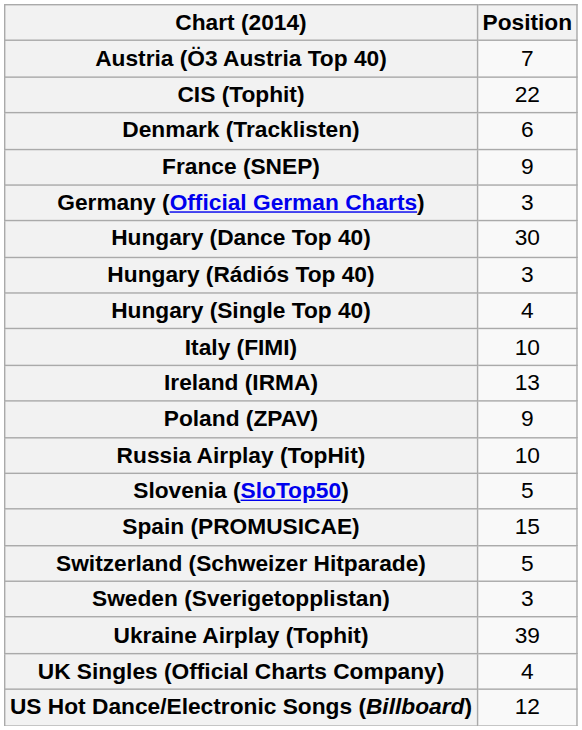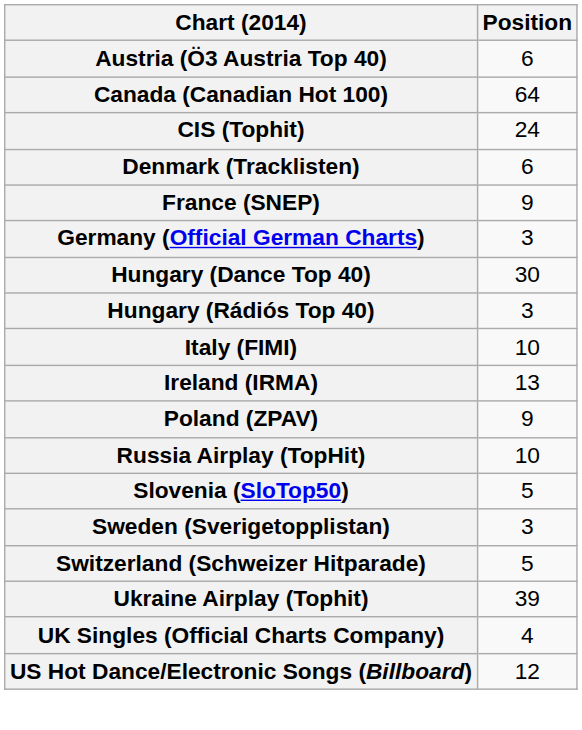(527, 58) 7 -> (527, 58) 6
+ row: (241, 94)
(527, 94) 22 -> (527, 130) 24
- row: (241, 310)
- row: (241, 526)
rows swapped: (241, 599) <-> (241, 563)
